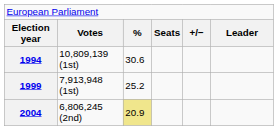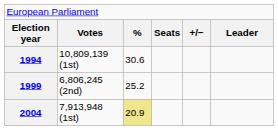(81, 86) 7,913,948 (1st) -> (81, 86) 6,806,245 (2nd)
(81, 112) 6,806,245 (2nd) -> (81, 112) 7,913,948 (1st)
